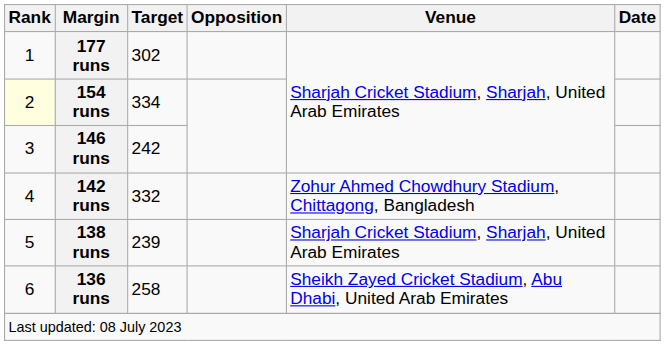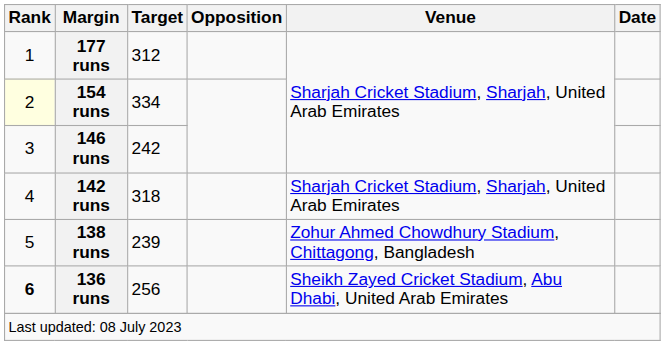(146, 55) 302 -> (146, 55) 312
(146, 195) 332 -> (146, 195) 318
(425, 195) Zohur Ahmed Chowdhury Stadium, Chittagong, Bangladesh -> (448, 195) Sharjah Cricket Stadium, Sharjah, United Arab Emirates
(448, 242) Sharjah Cricket Stadium, Sharjah, United Arab Emirates -> (425, 242) Zohur Ahmed Chowdhury Stadium, Chittagong, Bangladesh
(30, 289) normal -> (30, 289) bold
(146, 289) 258 -> (146, 289) 256
